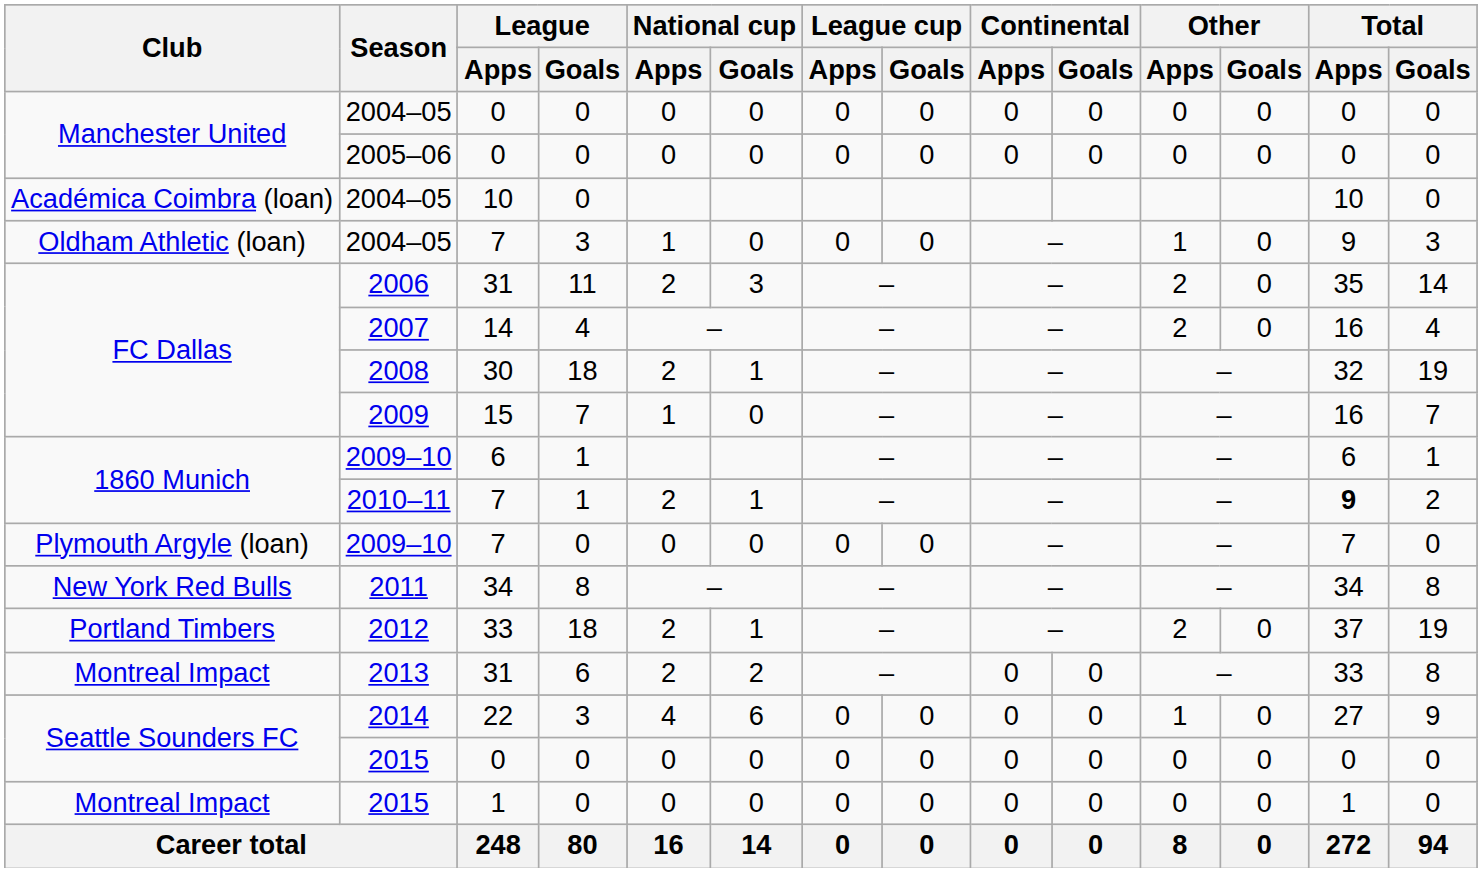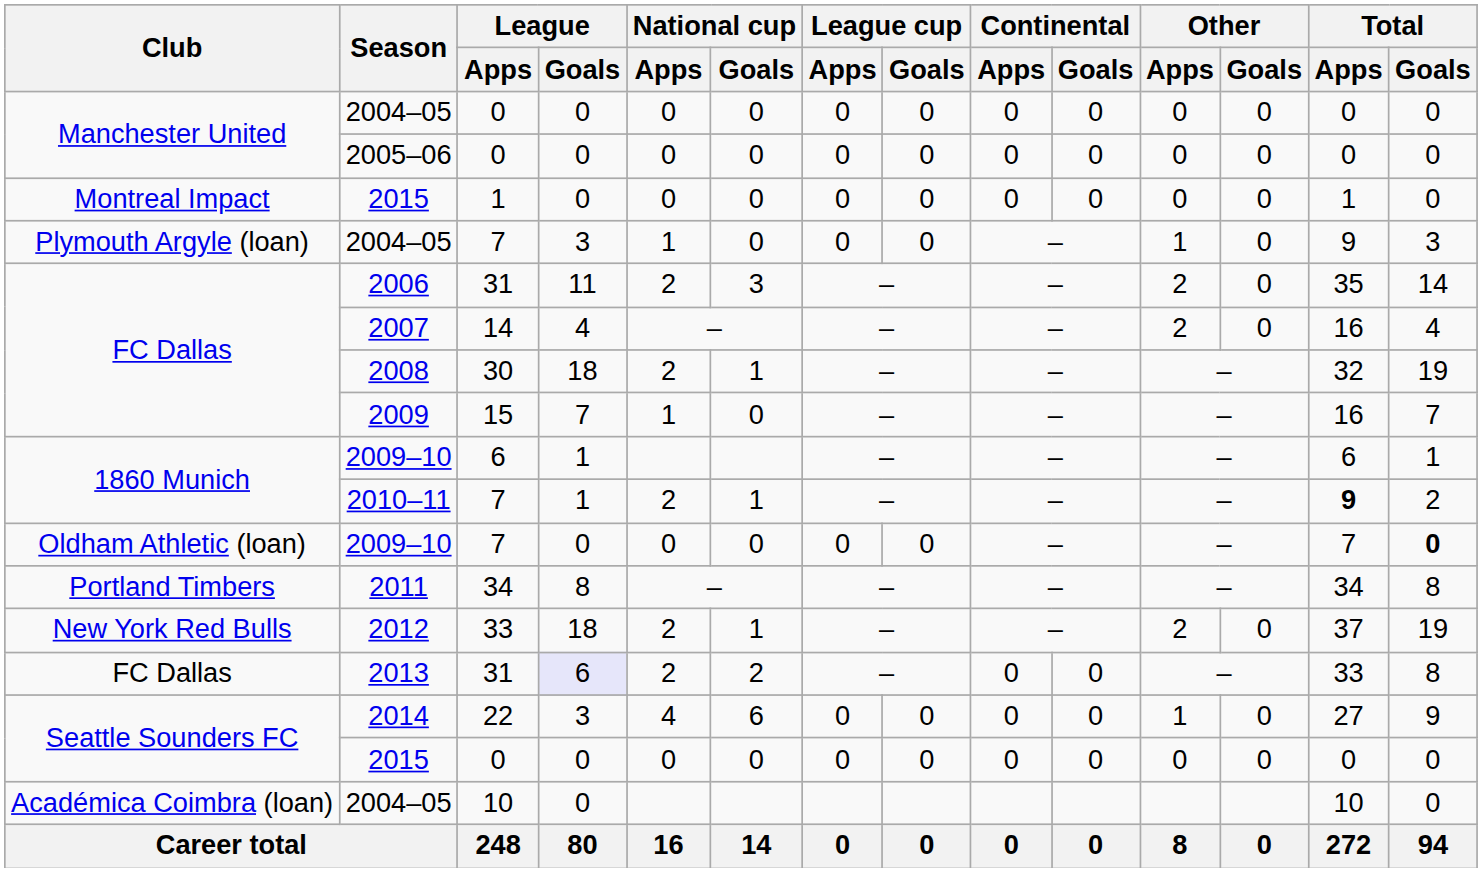rows swapped: (399, 198) <-> (399, 802)
(172, 241) Oldham Athletic (loan) -> (172, 241) Plymouth Argyle (loan)
(172, 543) Plymouth Argyle (loan) -> (172, 543) Oldham Athletic (loan)
(1433, 543) normal -> (1433, 543) bold
(172, 586) New York Red Bulls -> (172, 586) Portland Timbers
(172, 629) Portland Timbers -> (172, 629) New York Red Bulls
(172, 673) Montreal Impact -> (172, 673) FC Dallas
(582, 673) no background -> (582, 673) lavender background
